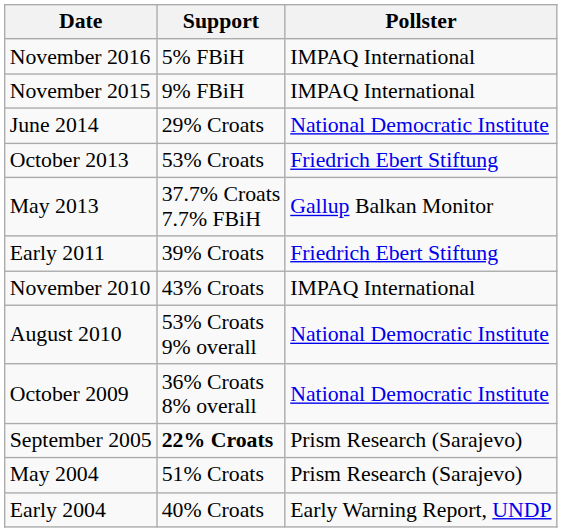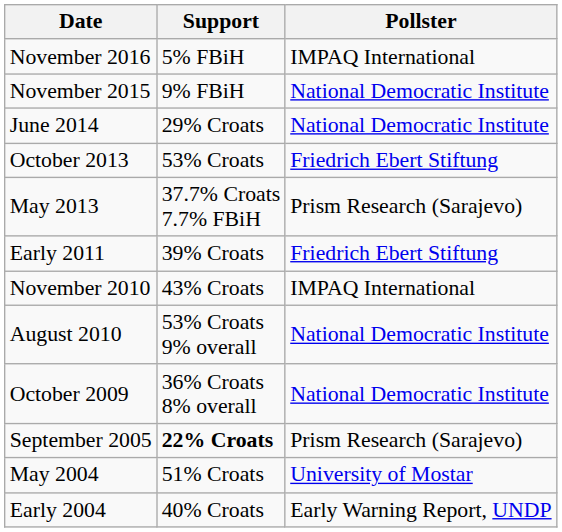(383, 90) IMPAQ International -> (420, 90) National Democratic Institute
(392, 206) Gallup Balkan Monitor -> (406, 206) Prism Research (Sarajevo)
(406, 474) Prism Research (Sarajevo) -> (381, 474) University of Mostar
